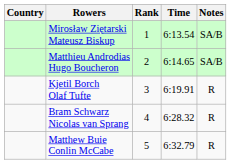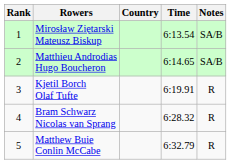columns swapped: (147, 12) <-> (25, 12)
